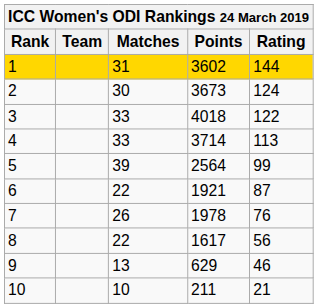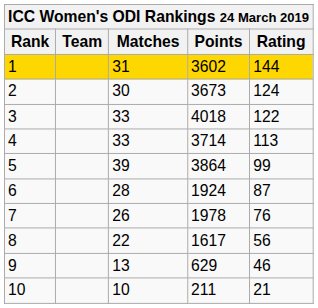(209, 166) 2564 -> (209, 166) 3864
(121, 191) 22 -> (121, 191) 28
(209, 191) 1921 -> (209, 191) 1924
